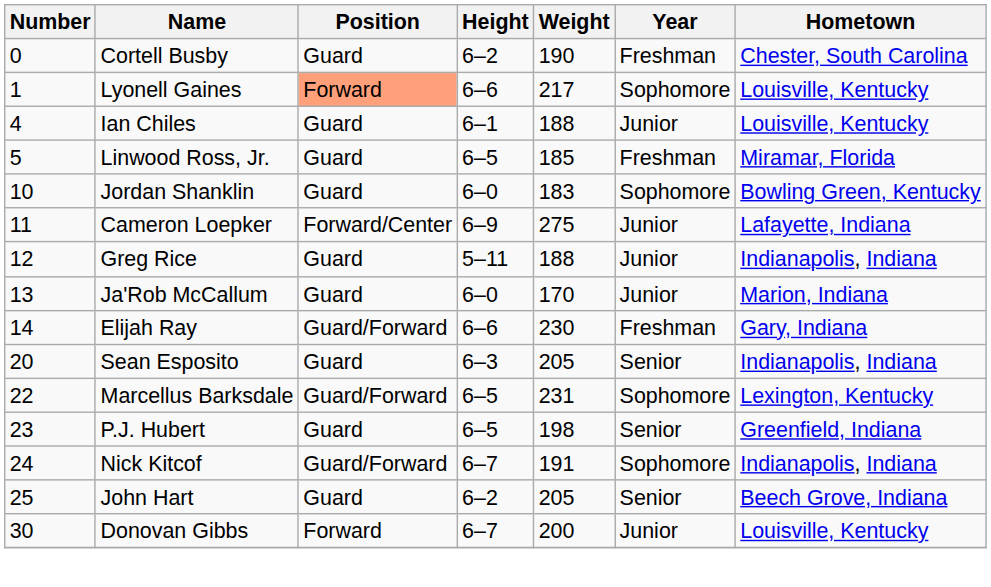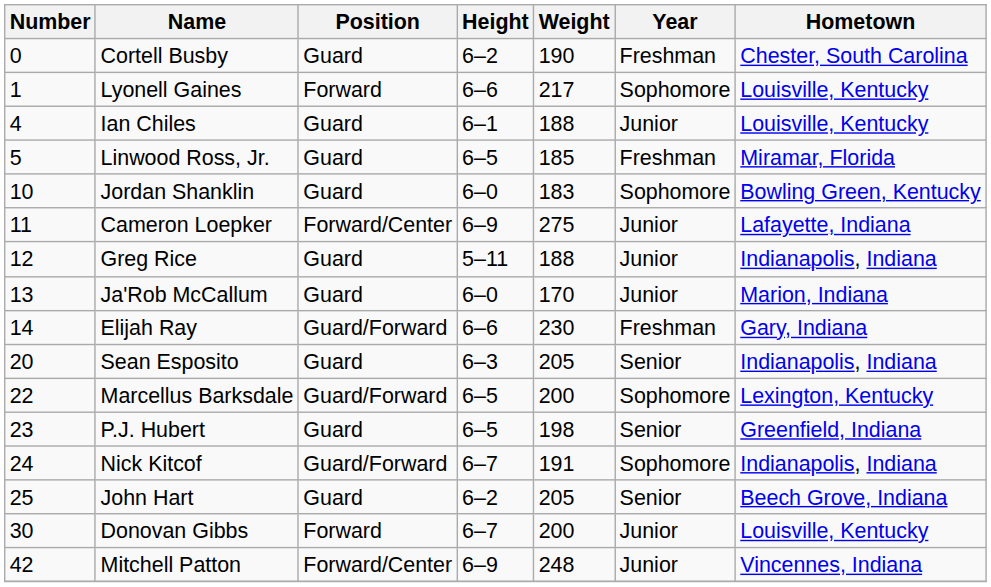(343, 90) lightsalmon background -> (343, 90) no background
(557, 395) 231 -> (557, 395) 200
+ row: (171, 565)
